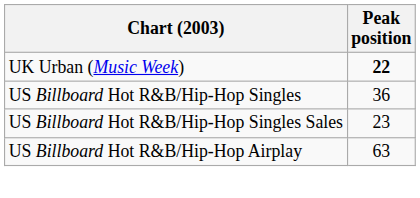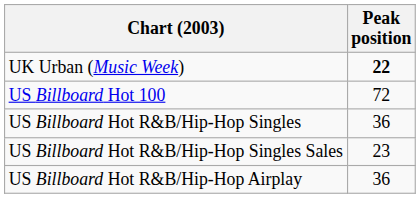+ row: (87, 94)
(381, 151) 63 -> (381, 179) 36
